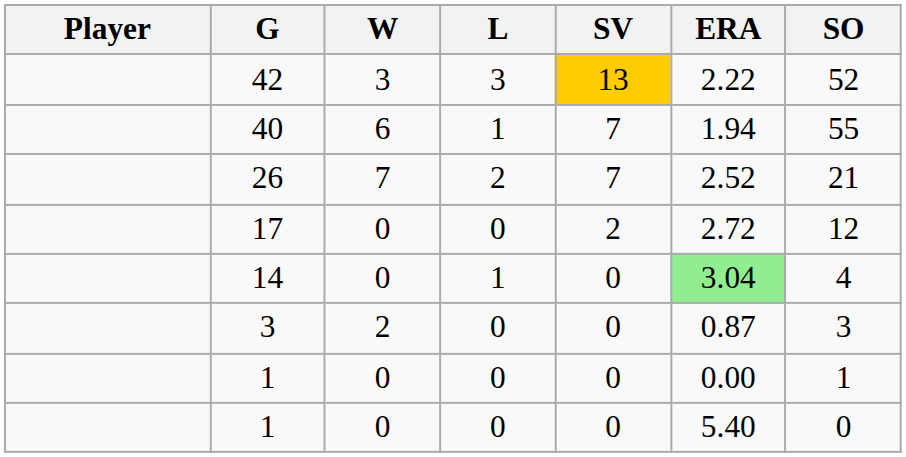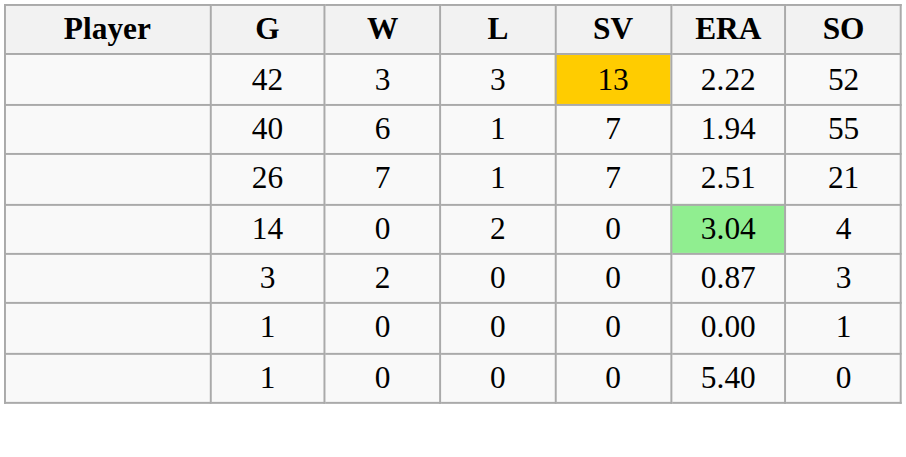(498, 178) 2 -> (498, 178) 1
(728, 178) 2.52 -> (728, 178) 2.51
- row: (267, 228)
(498, 278) 1 -> (498, 228) 2
